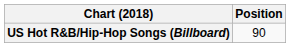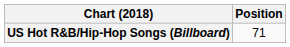(259, 33) 90 -> (259, 33) 71
